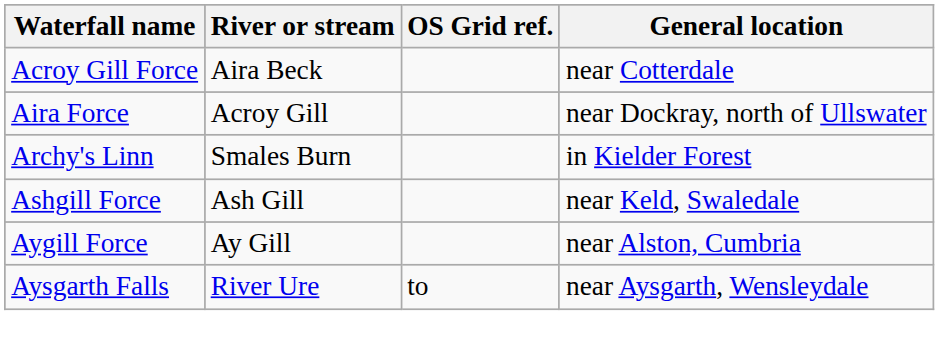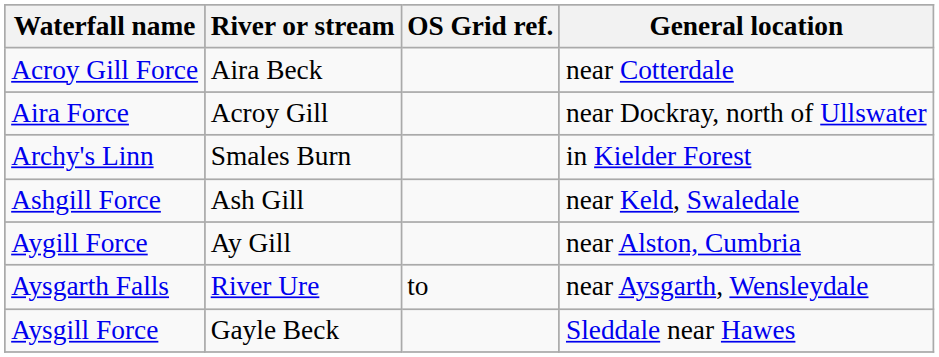+ row: (85, 329)
